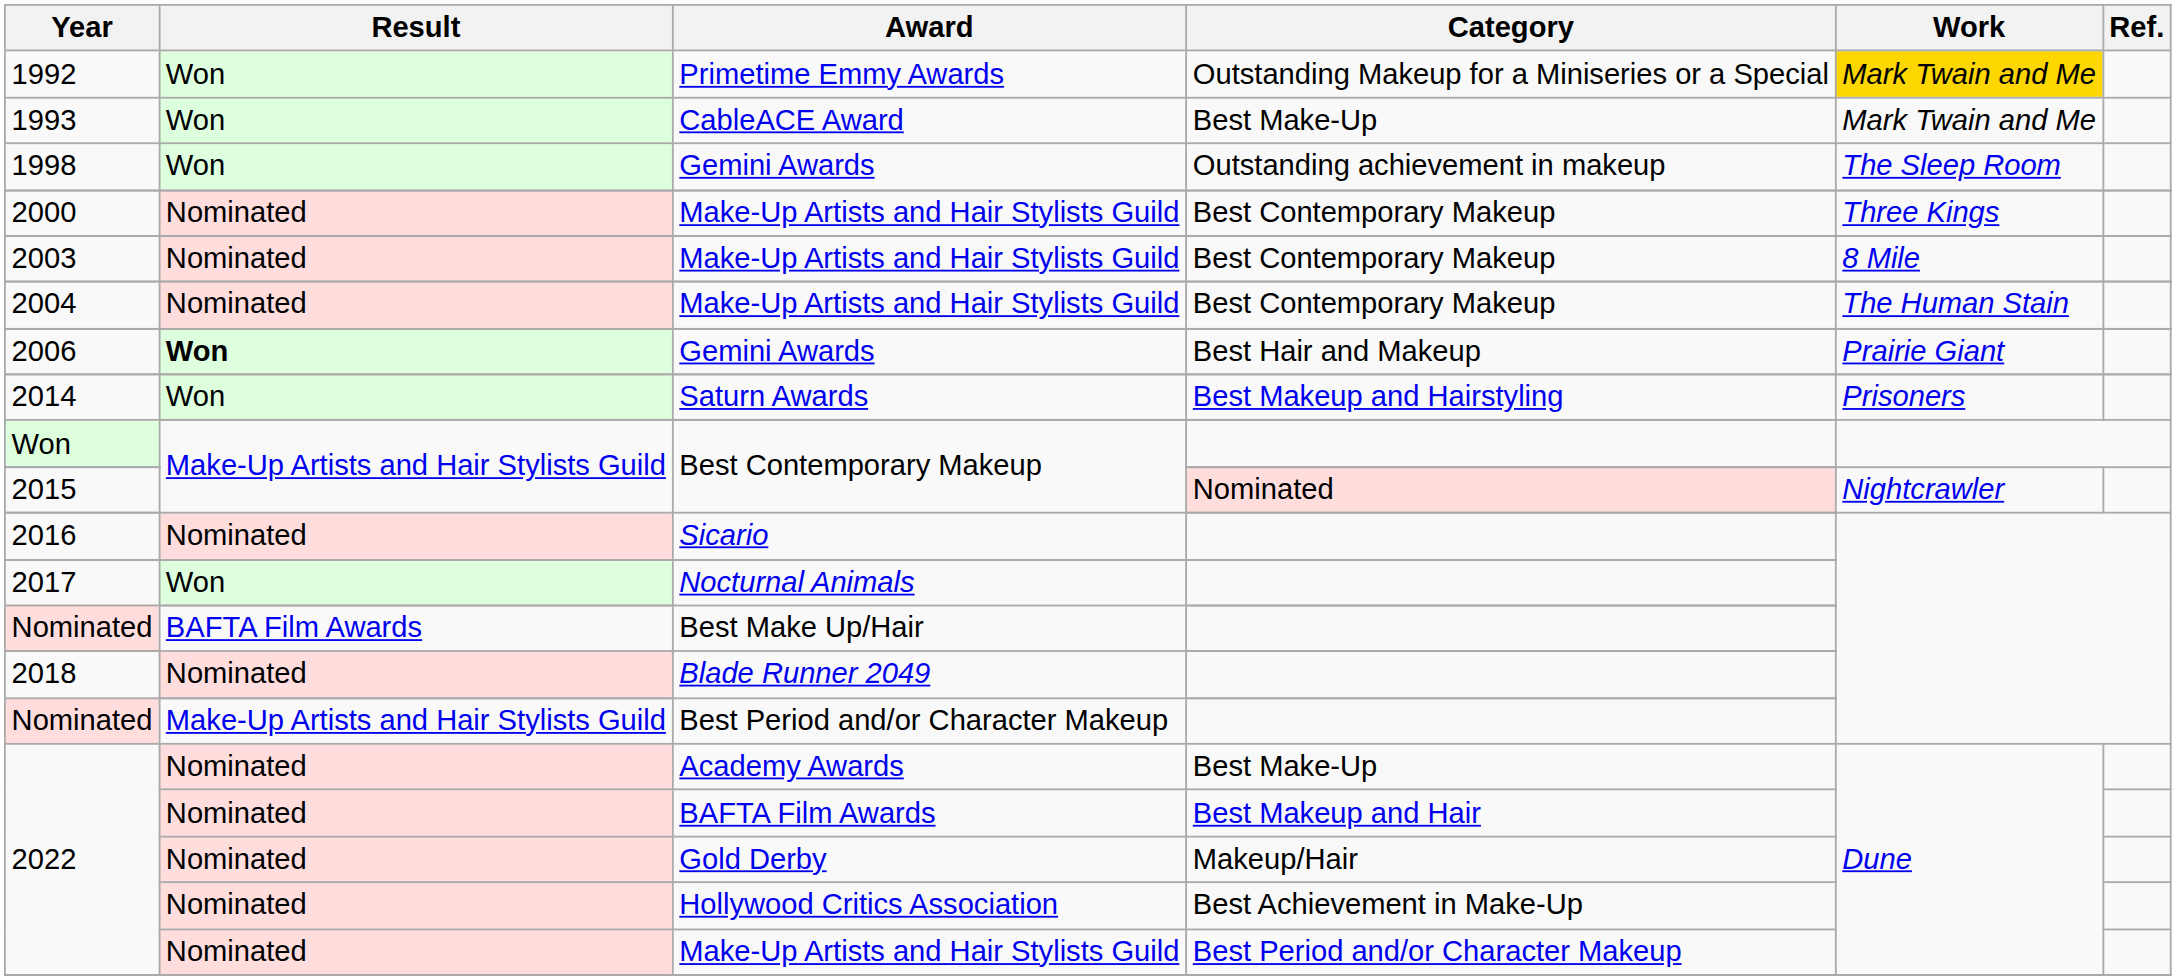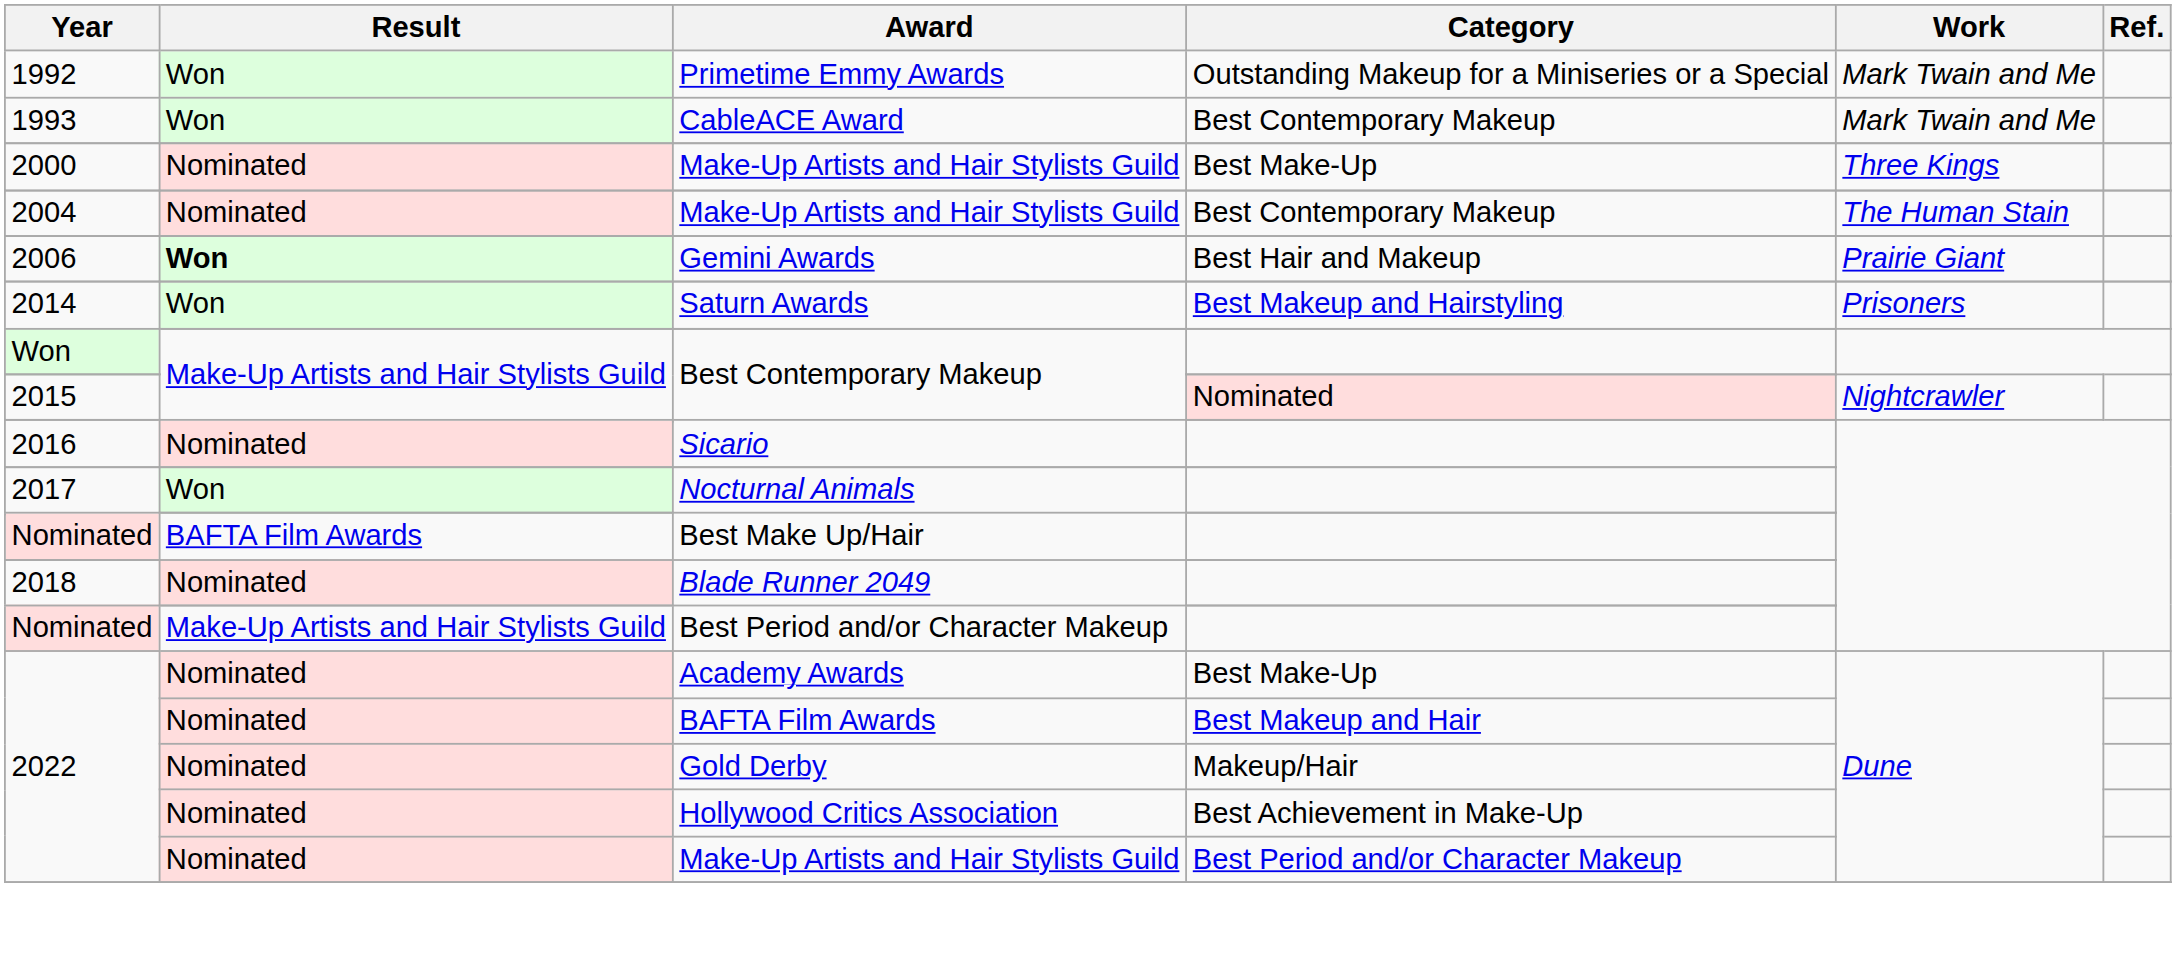(1969, 73) gold background -> (1969, 73) no background
(1285, 119) Best Make-Up -> (1374, 119) Best Contemporary Makeup
- row: (44, 166)
(1374, 212) Best Contemporary Makeup -> (1285, 166) Best Make-Up
- row: (44, 258)
